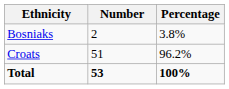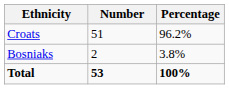rows swapped: (24, 53) <-> (30, 34)
